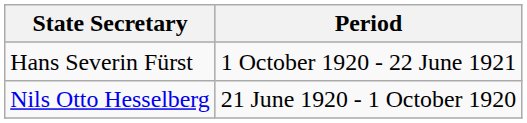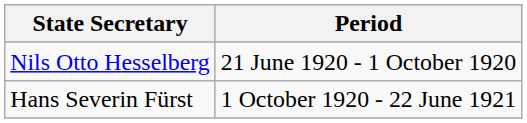rows swapped: (110, 99) <-> (102, 61)
